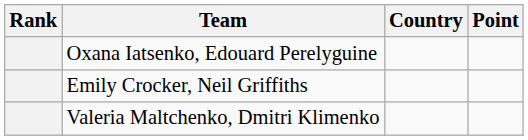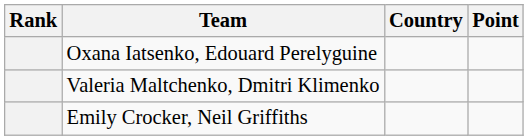rows swapped: (223, 118) <-> (187, 85)
